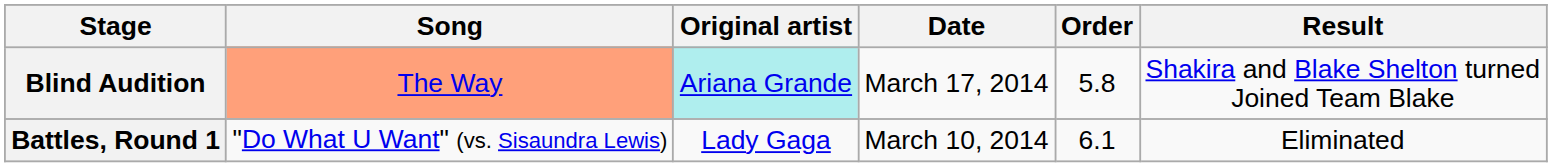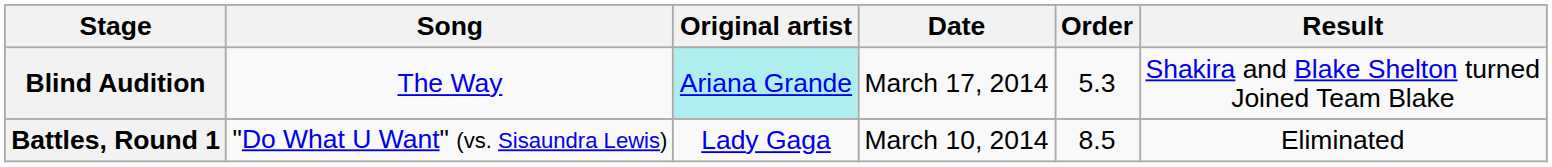(450, 83) lightsalmon background -> (450, 83) no background
(1097, 83) 5.8 -> (1097, 83) 5.3
(1097, 140) 6.1 -> (1097, 140) 8.5
